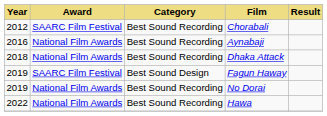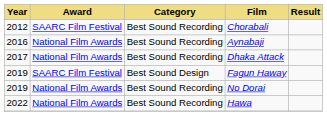(17, 57) 2018 -> (17, 57) 2017
